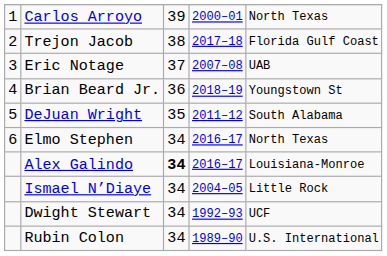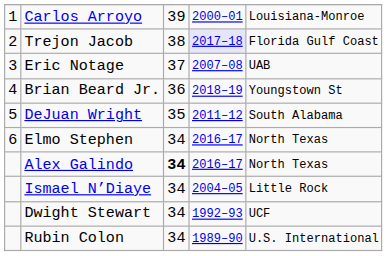(288, 17) North Texas -> (307, 17) Louisiana-Monroe
(217, 41) no background -> (217, 41) lavender background
(307, 164) Louisiana-Monroe -> (288, 164) North Texas
